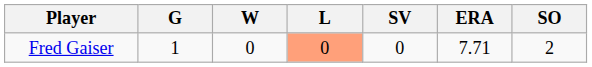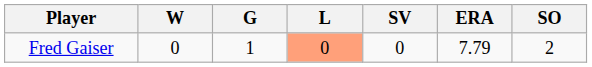columns swapped: (175, 18) <-> (250, 18)
(475, 47) 7.71 -> (475, 47) 7.79
